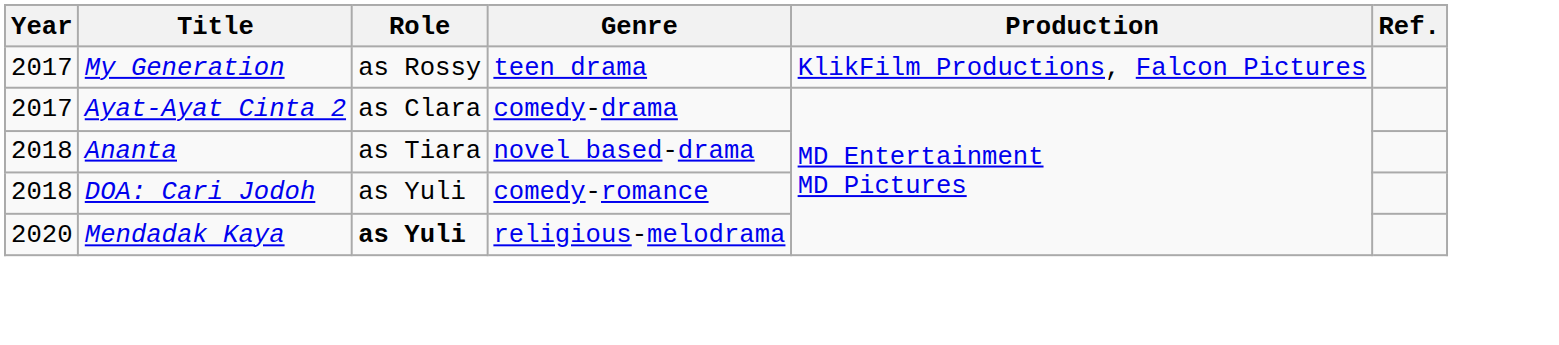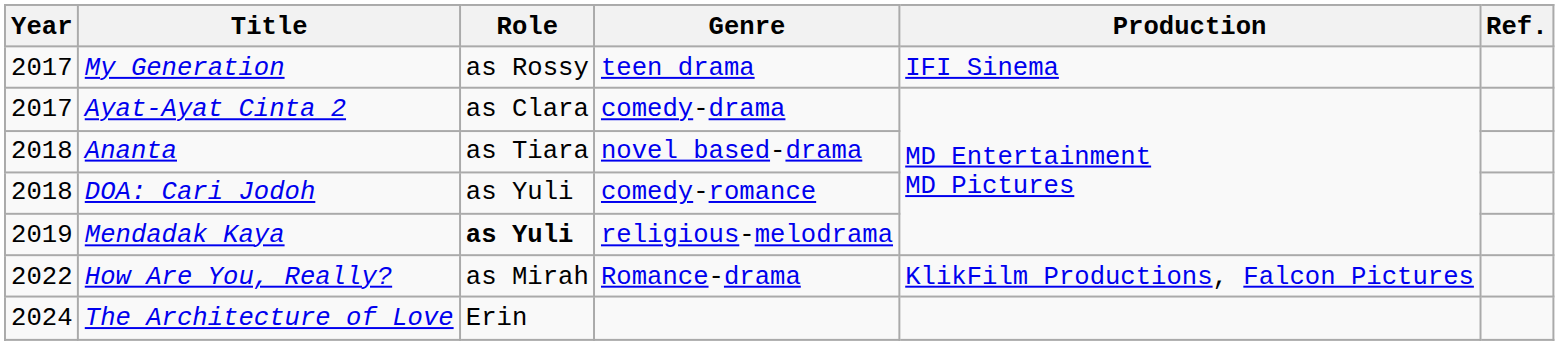(1082, 68) KlikFilm Productions, Falcon Pictures -> (982, 68) IFI Sinema
(42, 235) 2020 -> (42, 235) 2019
+ row: (238, 276)
+ row: (269, 318)
